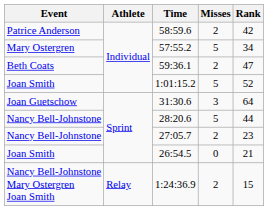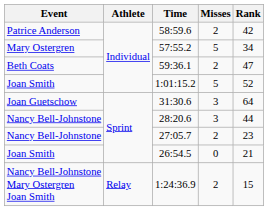(216, 119) 5 -> (216, 119) 3
